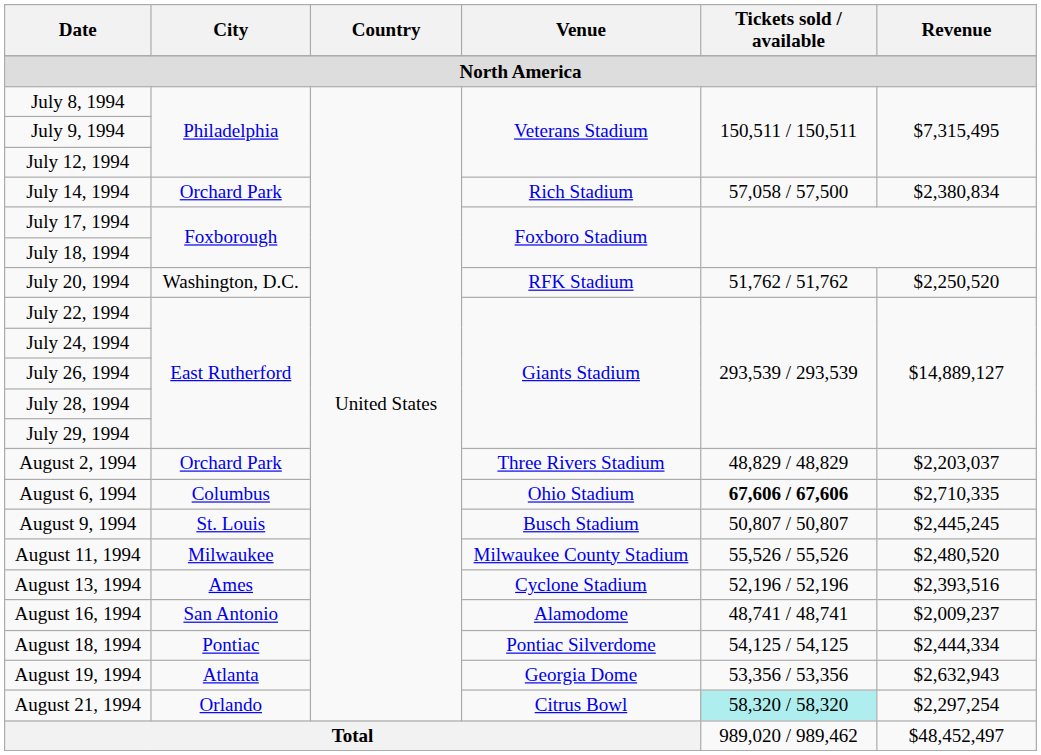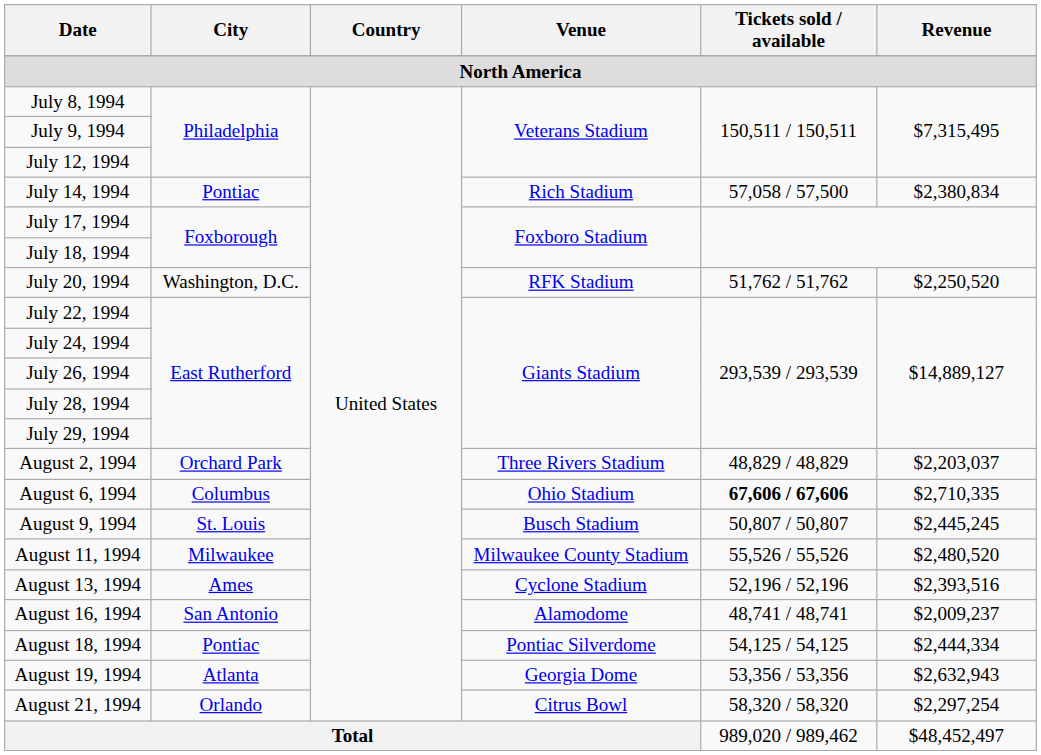(231, 191) Orchard Park -> (231, 191) Pontiac
(788, 705) paleturquoise background -> (788, 705) no background
